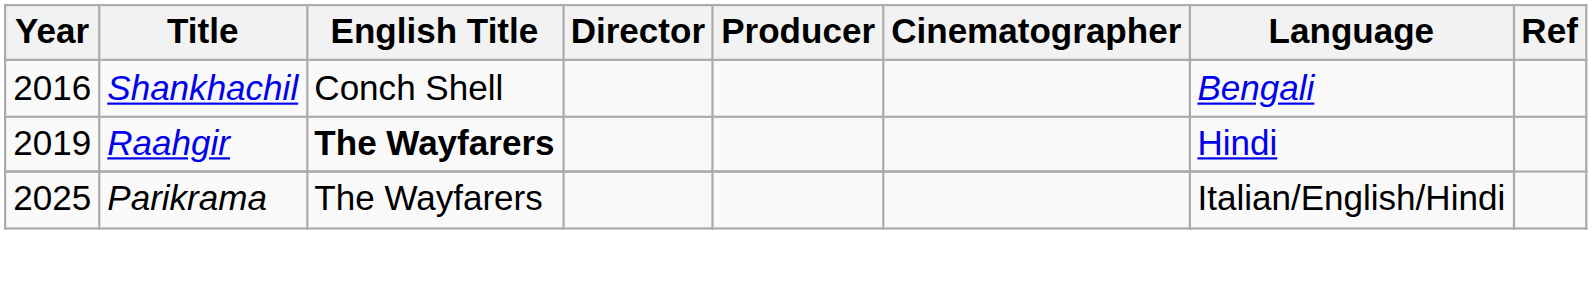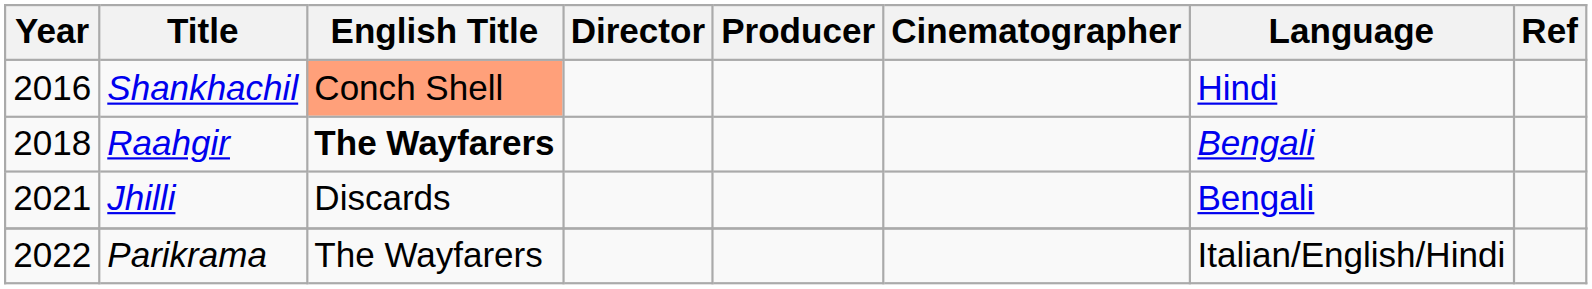(409, 87) no background -> (409, 87) lightsalmon background
(1256, 87) Bengali -> (1237, 87) Hindi
(52, 143) 2019 -> (52, 143) 2018
(1237, 143) Hindi -> (1256, 143) Bengali
+ row: (141, 198)
(52, 198) 2025 -> (52, 254) 2022
